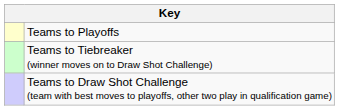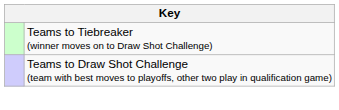- row: (73, 32)
